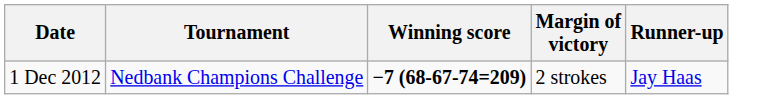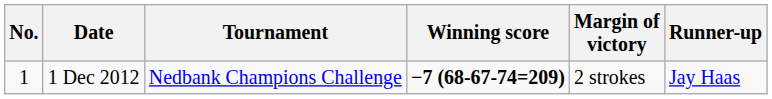+ column: (24, 32)
